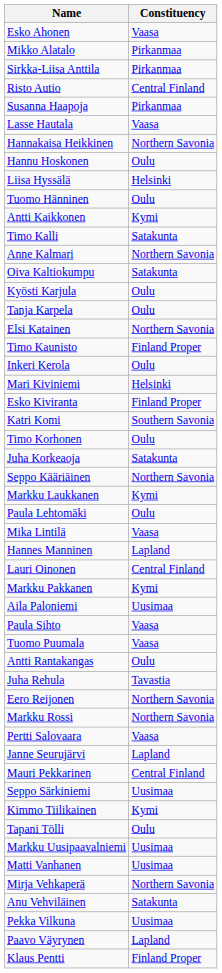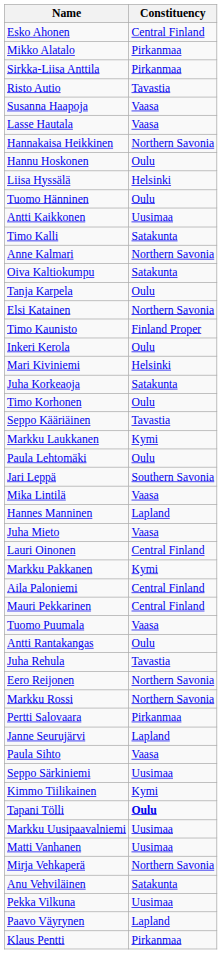(145, 32) Vaasa -> (168, 32) Central Finland
(168, 87) Central Finland -> (151, 87) Tavastia
(156, 106) Pirkanmaa -> (145, 106) Vaasa
(145, 217) Kymi -> (152, 217) Uusimaa
- row: (42, 291)
- row: (42, 402)
- row: (34, 421)
rows swapped: (44, 439) <-> (44, 458)
(173, 476) Northern Savonia -> (151, 421) Tavastia
+ row: (32, 476)
+ row: (33, 532)
(152, 606) Uusimaa -> (168, 587) Central Finland
rows swapped: (49, 773) <-> (34, 625)
(145, 736) Vaasa -> (156, 717) Pirkanmaa
(143, 828) normal -> (144, 810) bold
(166, 958) Finland Proper -> (156, 939) Pirkanmaa
